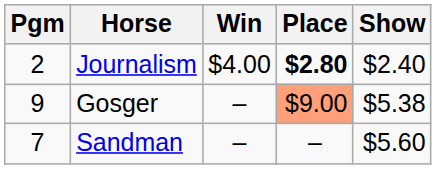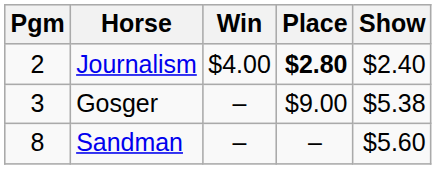(38, 103) 9 -> (38, 103) 3
(316, 103) lightsalmon background -> (316, 103) no background
(38, 143) 7 -> (38, 143) 8
